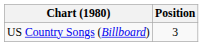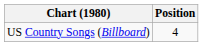(175, 32) 3 -> (175, 32) 4
